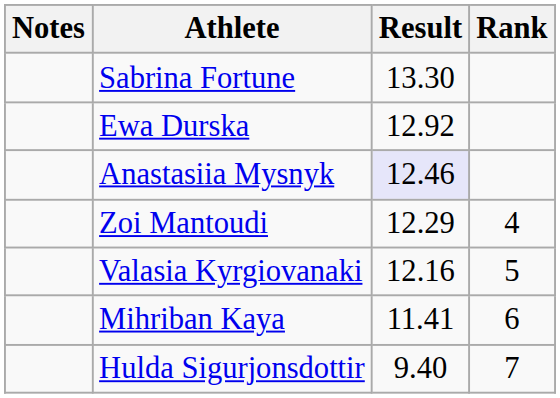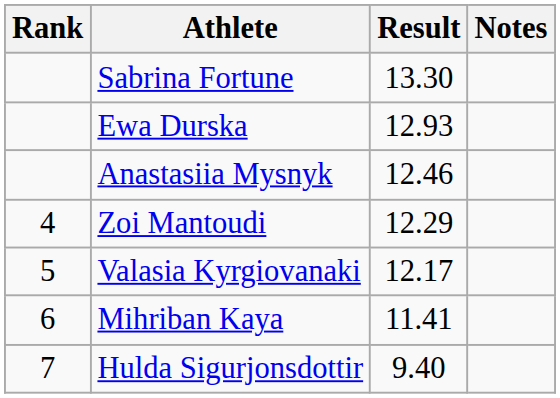columns swapped: (512, 28) <-> (48, 28)
(420, 125) 12.92 -> (419, 125) 12.93
(420, 174) lavender background -> (419, 174) no background
(420, 271) 12.16 -> (419, 271) 12.17
